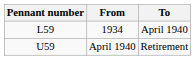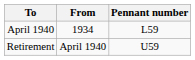columns swapped: (45, 13) <-> (164, 13)
